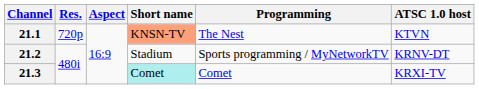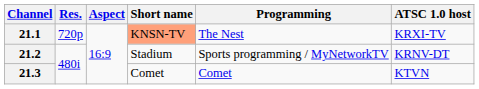(412, 34) KTVN -> (420, 34) KRXI-TV
(147, 73) paleturquoise background -> (147, 73) no background
(420, 73) KRXI-TV -> (412, 73) KTVN
